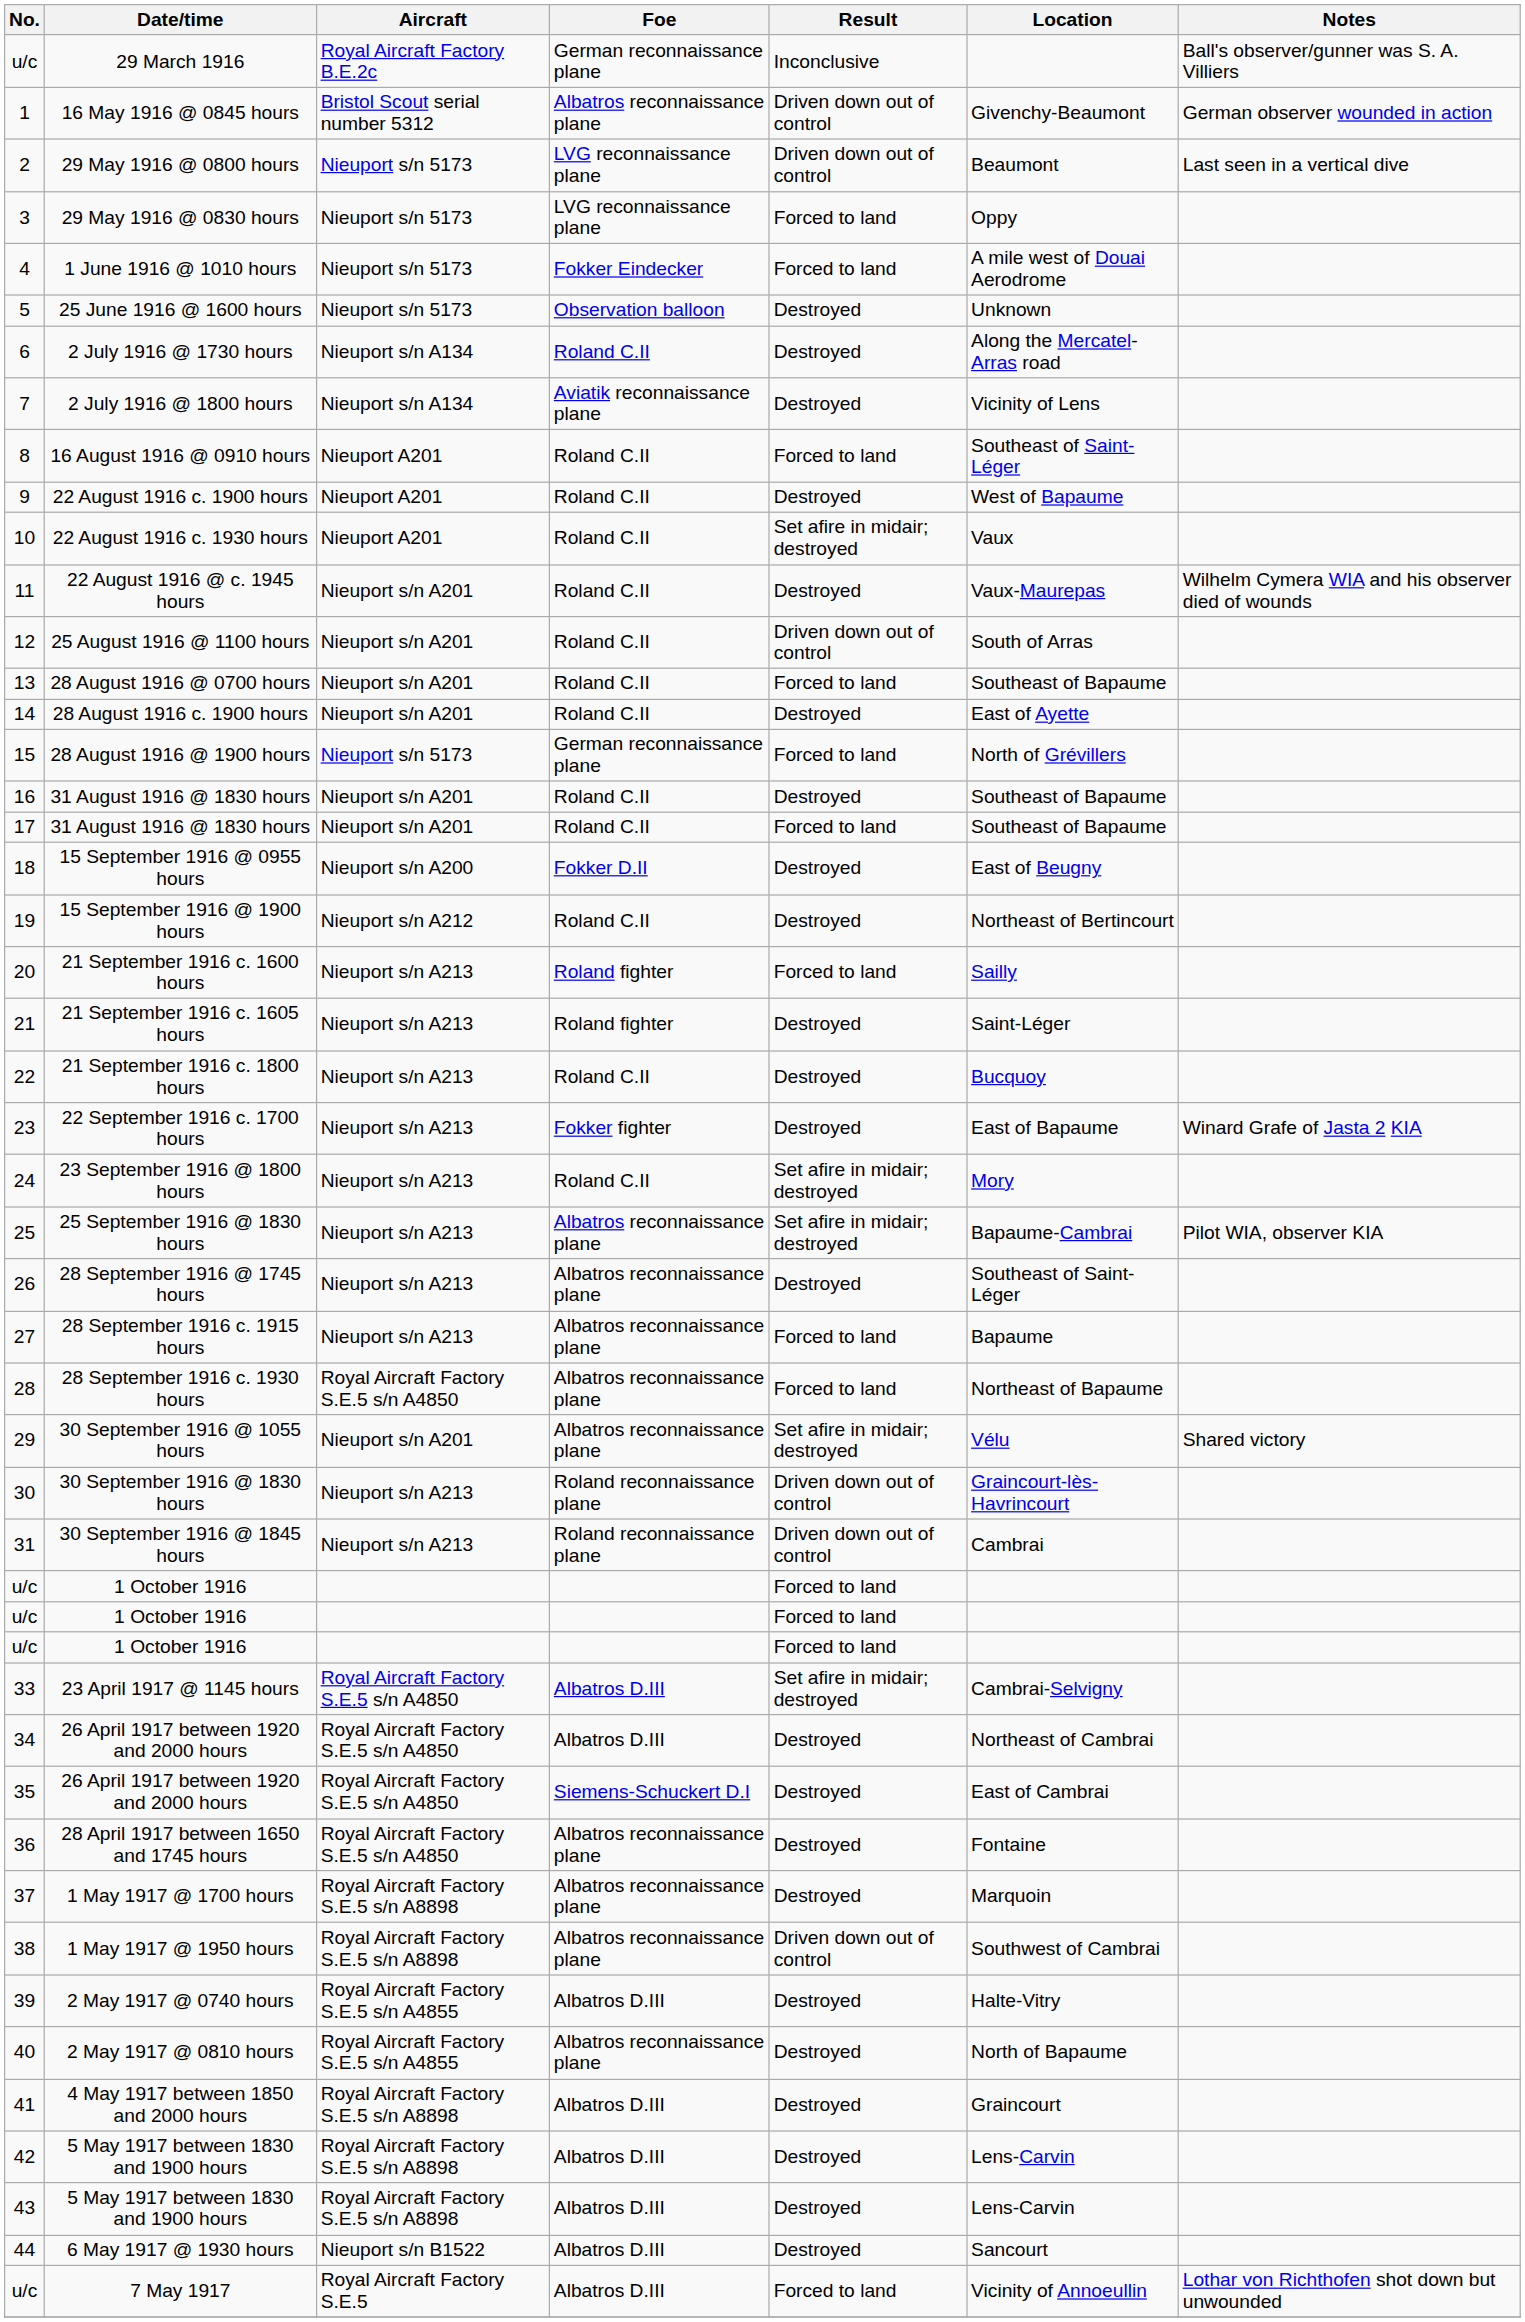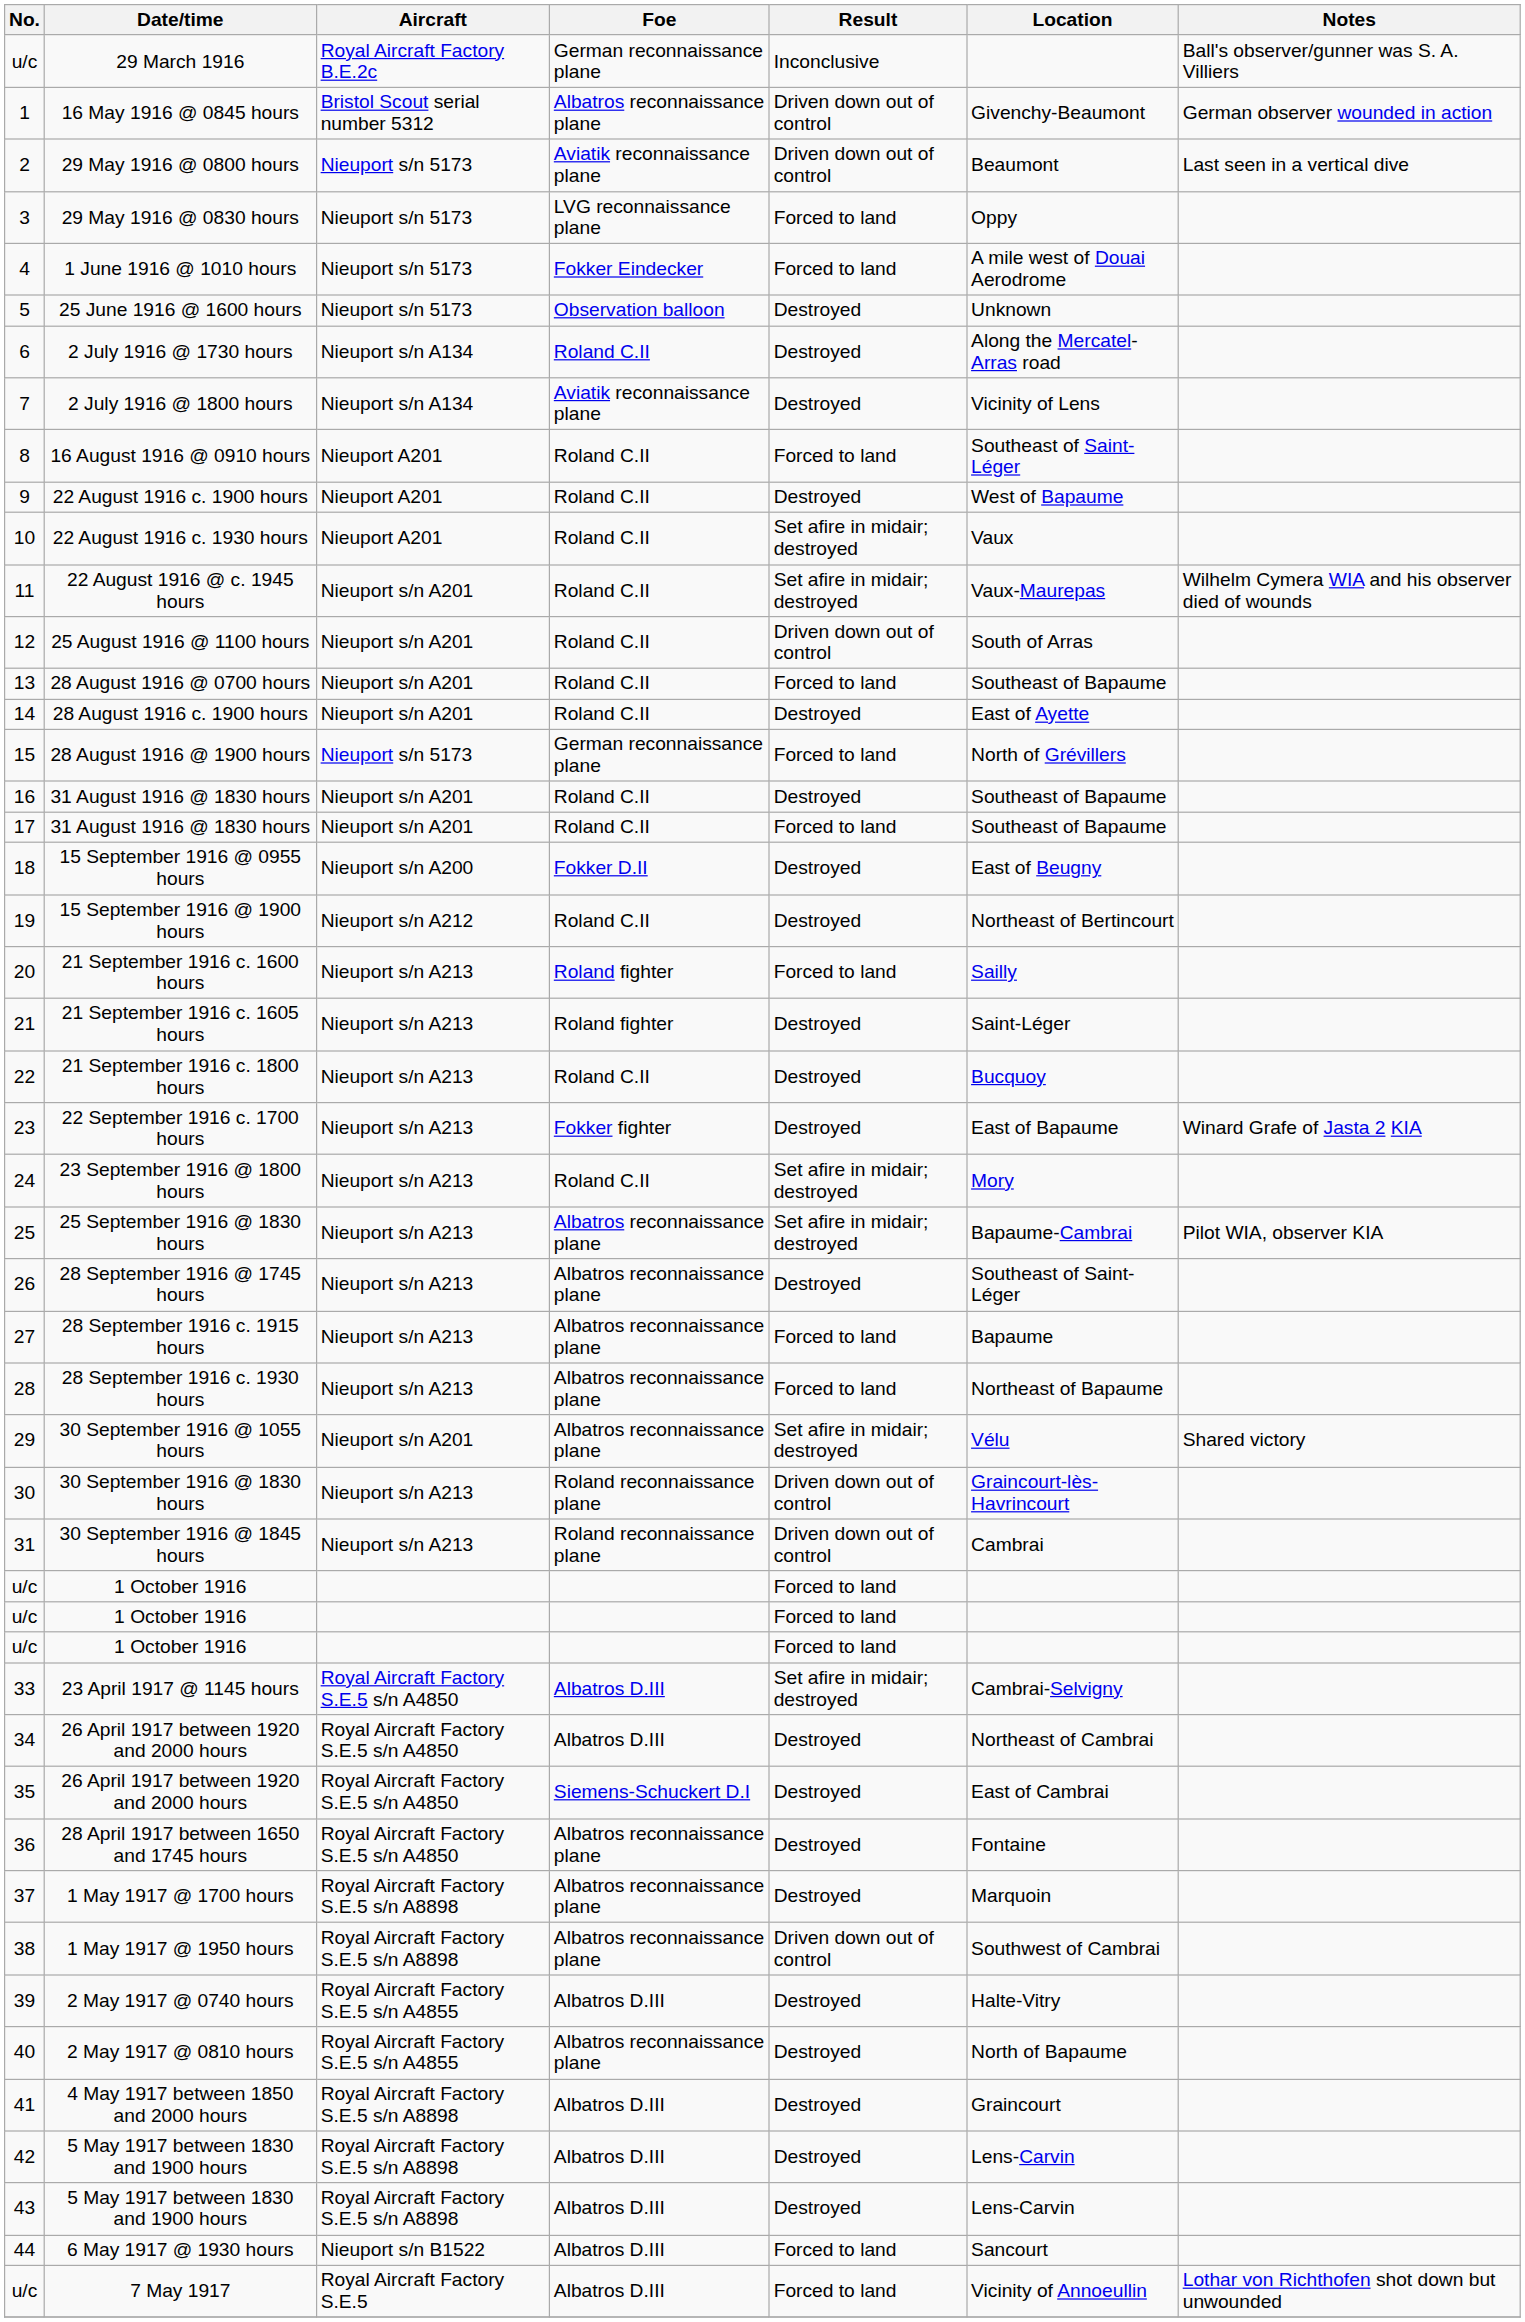(642, 165) LVG reconnaissance plane -> (652, 165) Aviatik reconnaissance plane
(817, 590) Destroyed -> (851, 590) Set afire in midair; destroyed
(412, 1388) Royal Aircraft Factory S.E.5 s/n A4850 -> (397, 1388) Nieuport s/n A213
(817, 2250) Destroyed -> (835, 2250) Forced to land
